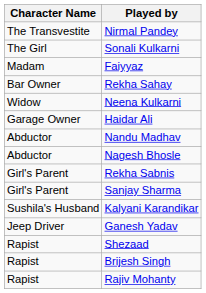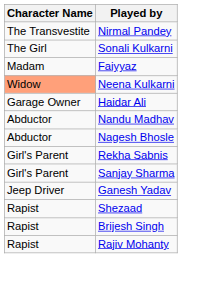- row: (138, 84)
(24, 102) no background -> (24, 84) lightsalmon background
- row: (152, 208)
